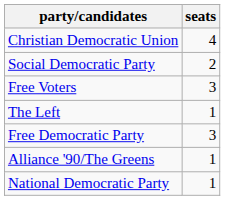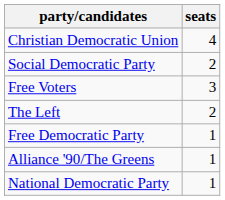(212, 111) 1 -> (212, 111) 2
(212, 135) 3 -> (212, 135) 1
